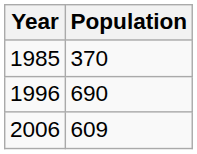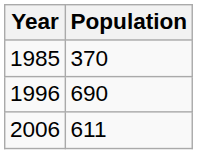(89, 129) 609 -> (88, 129) 611
